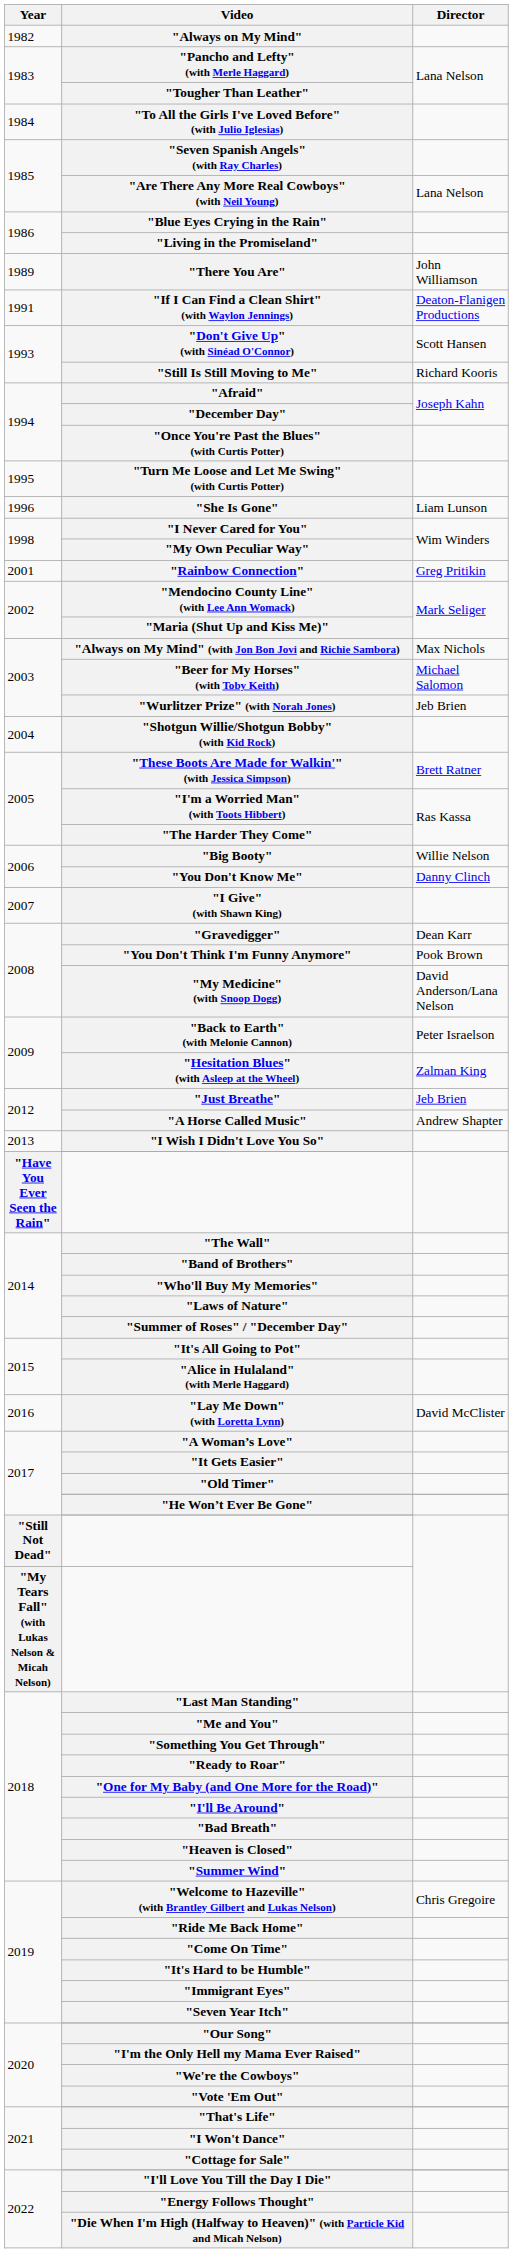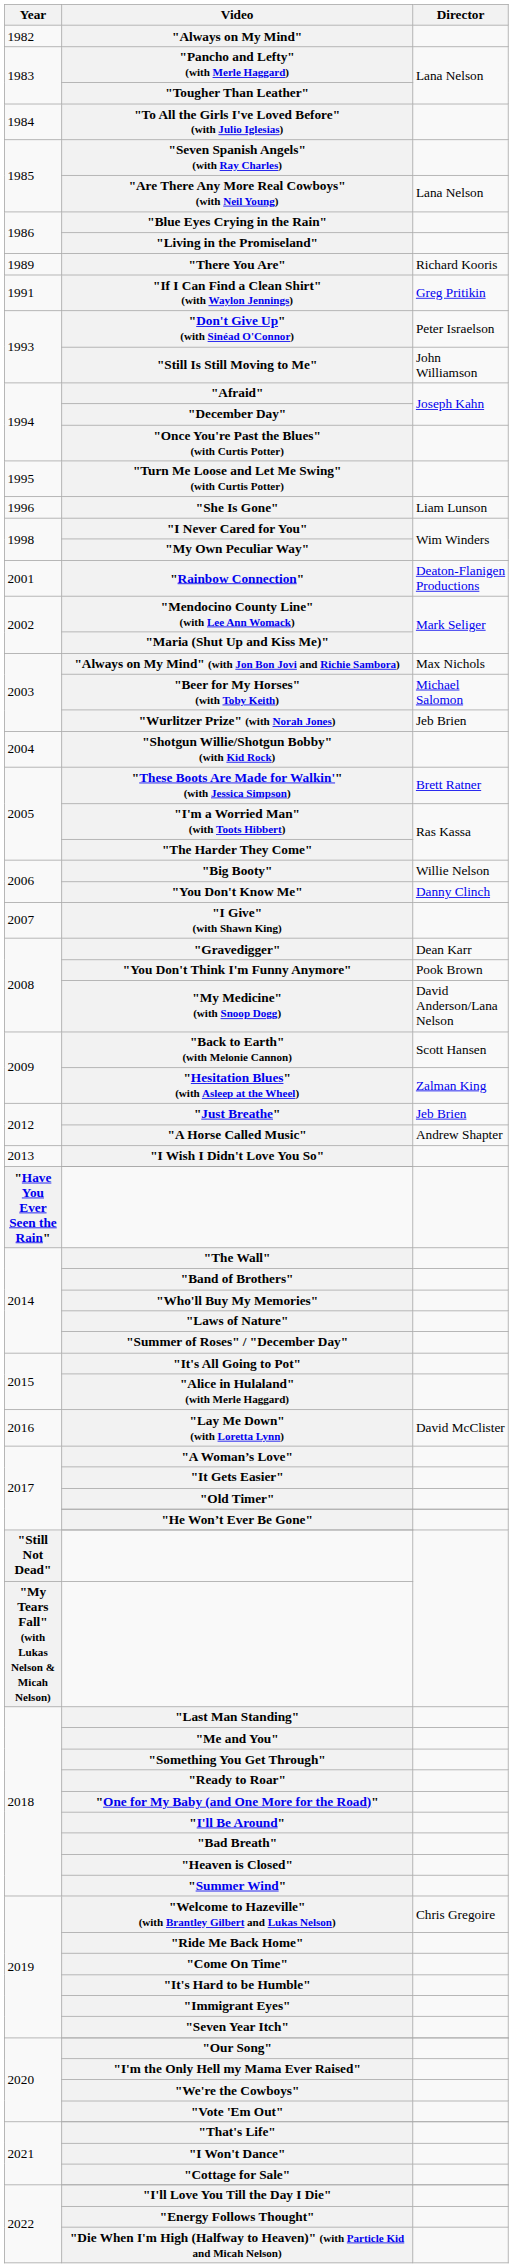(447, 271) John Williamson -> (457, 264) Richard Kooris
(461, 307) Deaton-Flanigen Productions -> (451, 292) Greg Pritikin
(451, 343) Scott Hansen -> (455, 328) Peter Israelson
(457, 372) Richard Kooris -> (447, 364) John Williamson
(451, 570) Greg Pritikin -> (461, 578) Deaton-Flanigen Productions
(455, 1034) Peter Israelson -> (451, 1049) Scott Hansen
